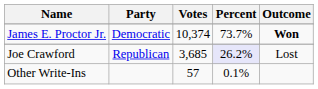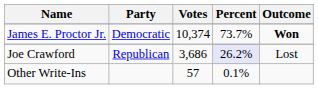(193, 53) 3,685 -> (193, 53) 3,686
